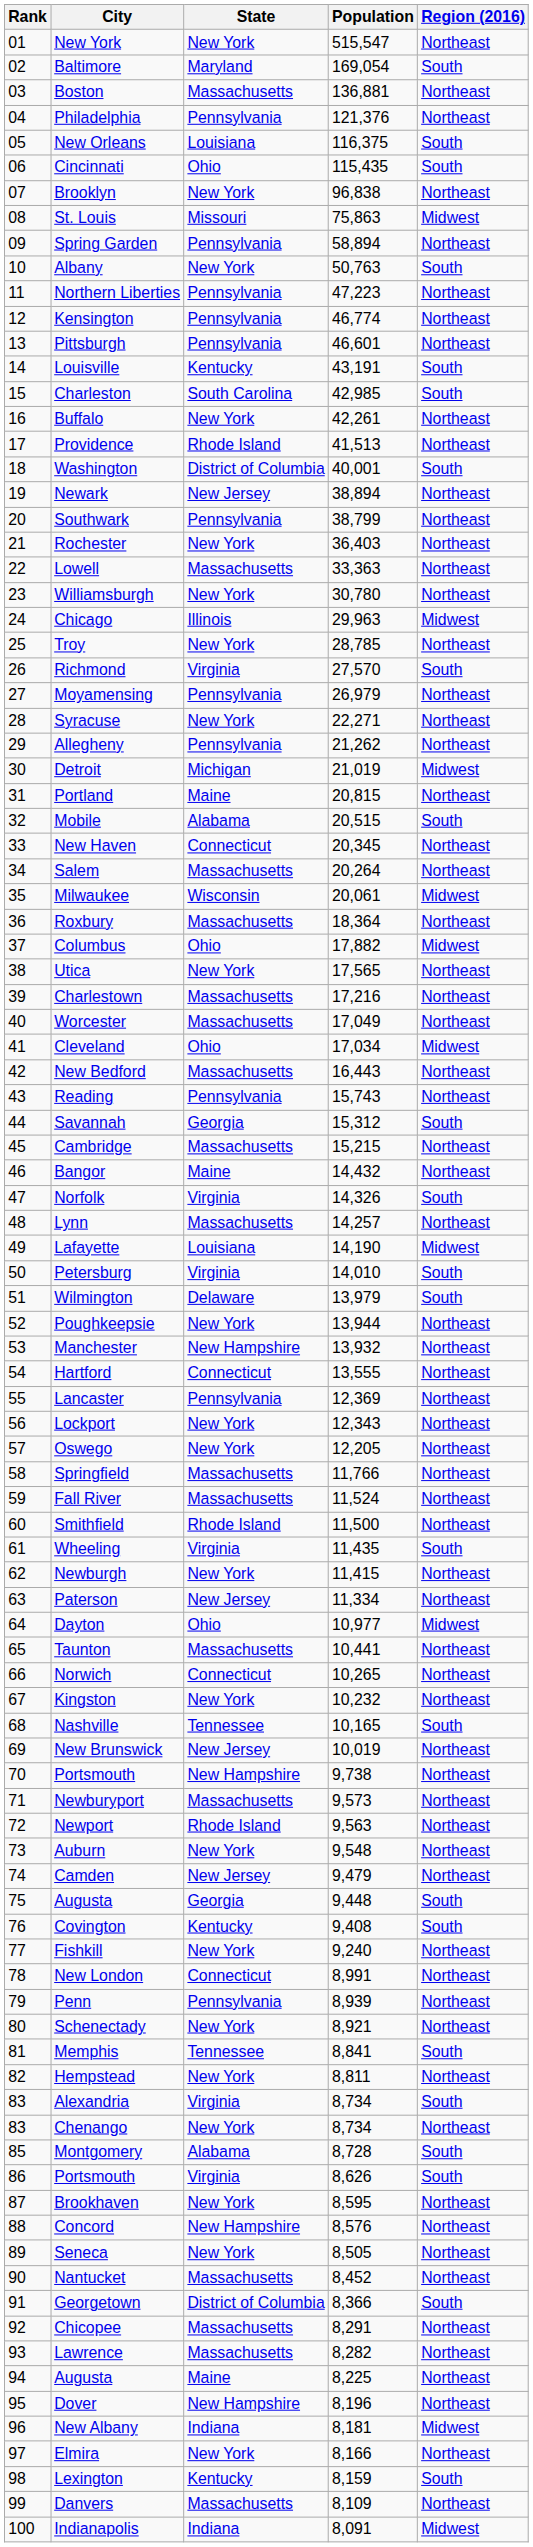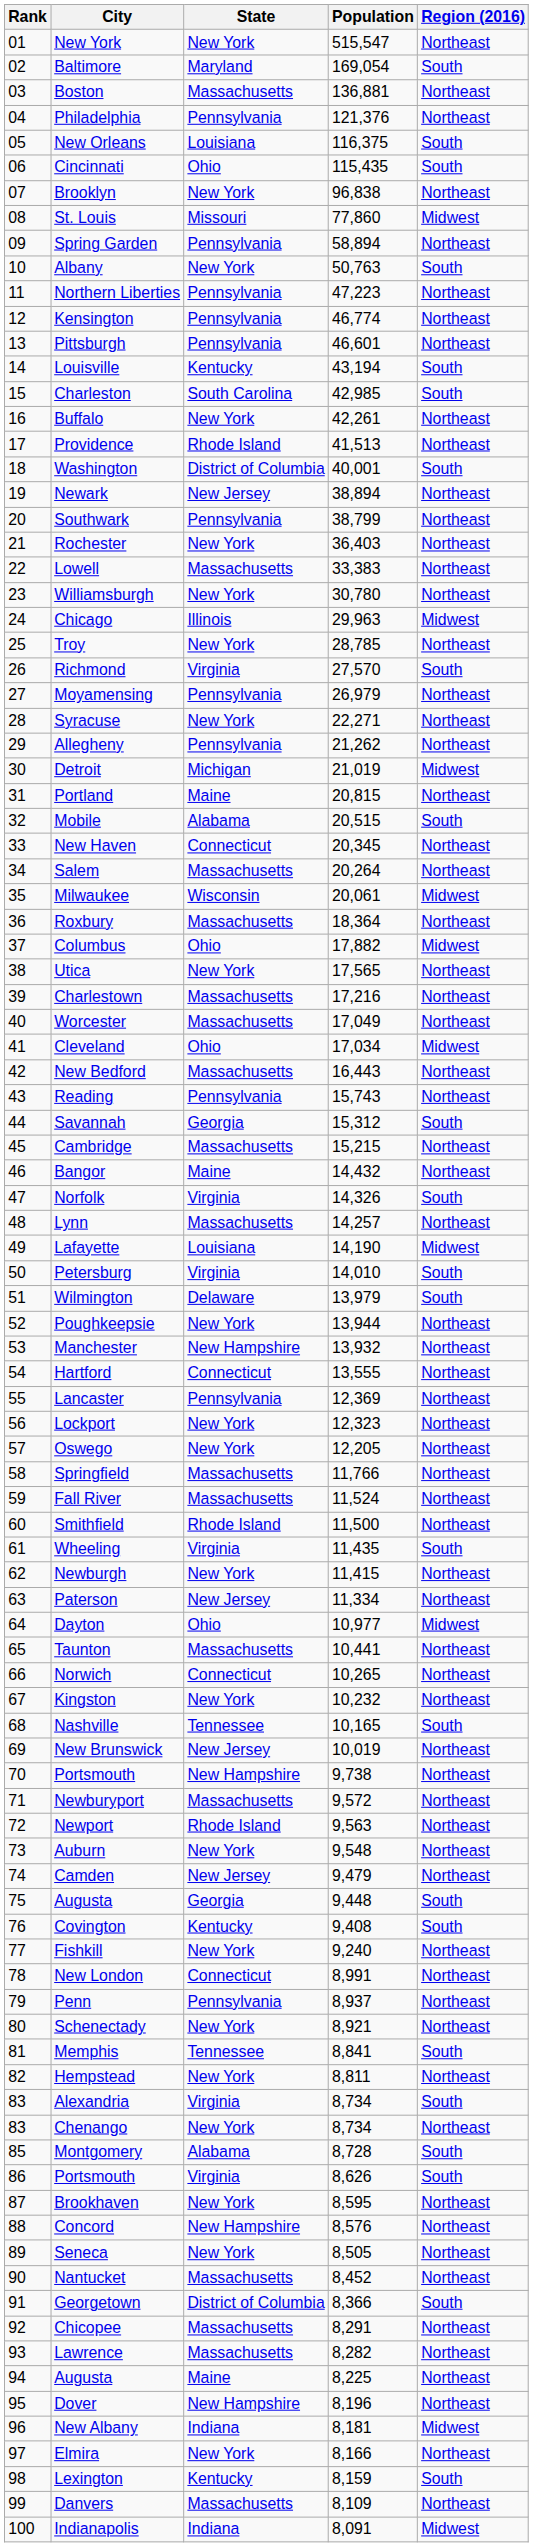(356, 218) 75,863 -> (356, 218) 77,860
(356, 368) 43,191 -> (356, 368) 43,194
(356, 569) 33,363 -> (356, 569) 33,383
(356, 1423) 12,343 -> (356, 1423) 12,323
(352, 1800) 9,573 -> (352, 1800) 9,572
(352, 2001) 8,939 -> (352, 2001) 8,937
